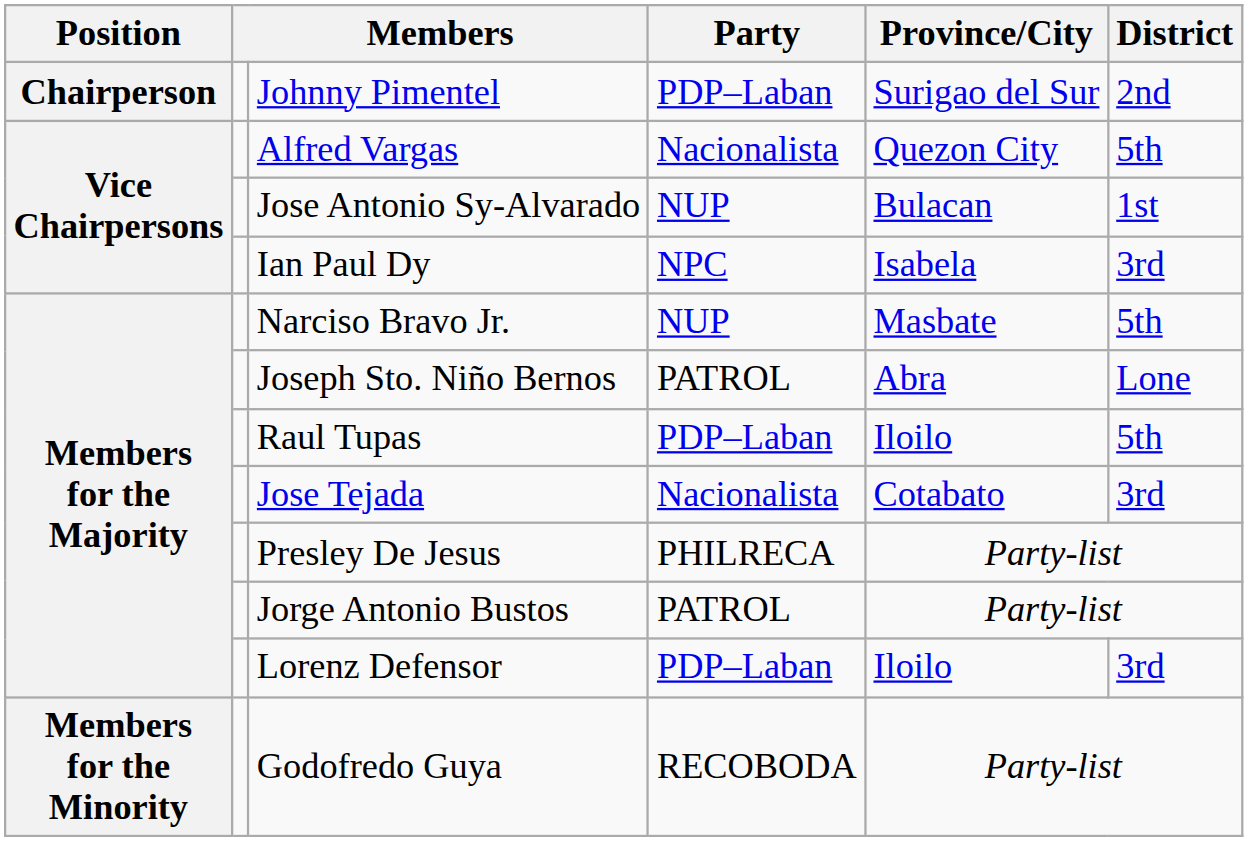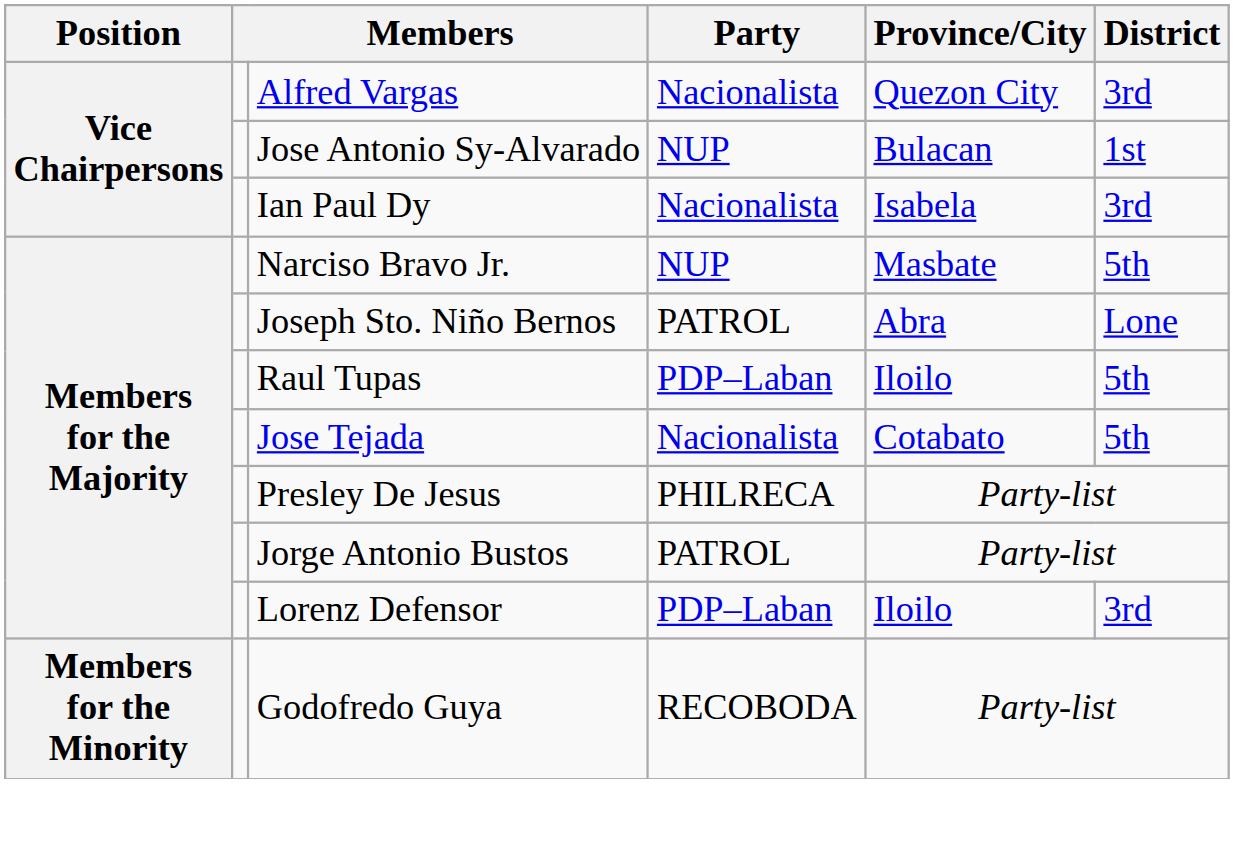- row: (378, 90)
(1139, 148) 5th -> (1128, 90) 3rd
(692, 263) NPC -> (748, 206) Nacionalista
(1140, 494) 3rd -> (1127, 436) 5th
